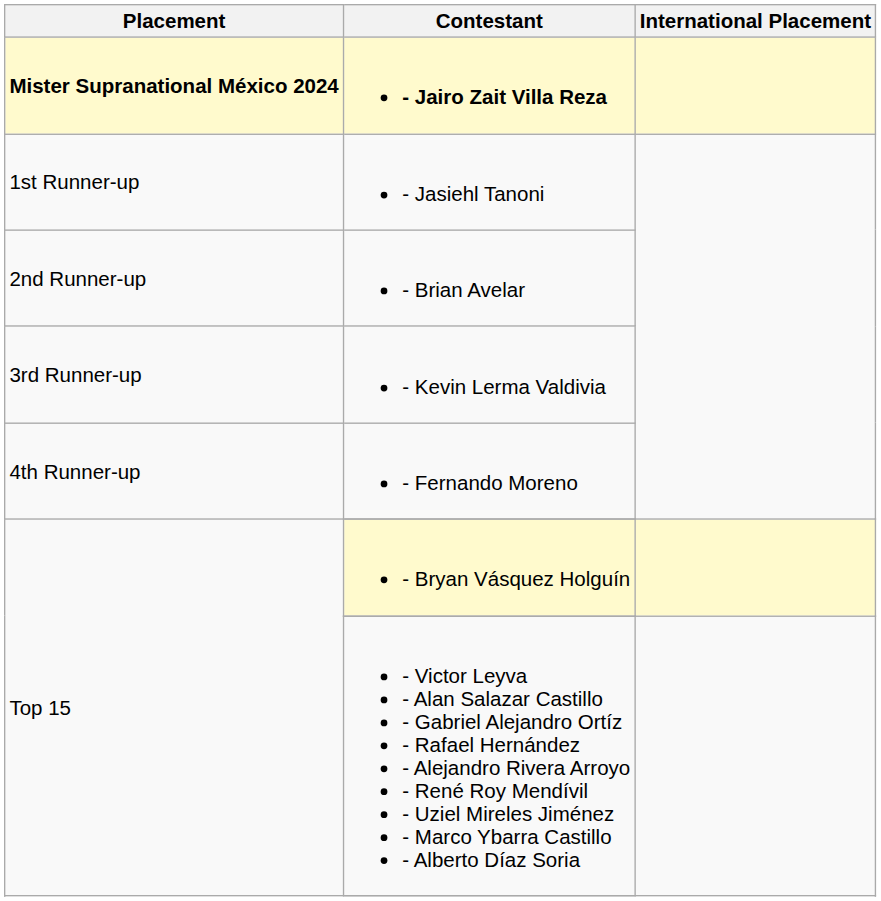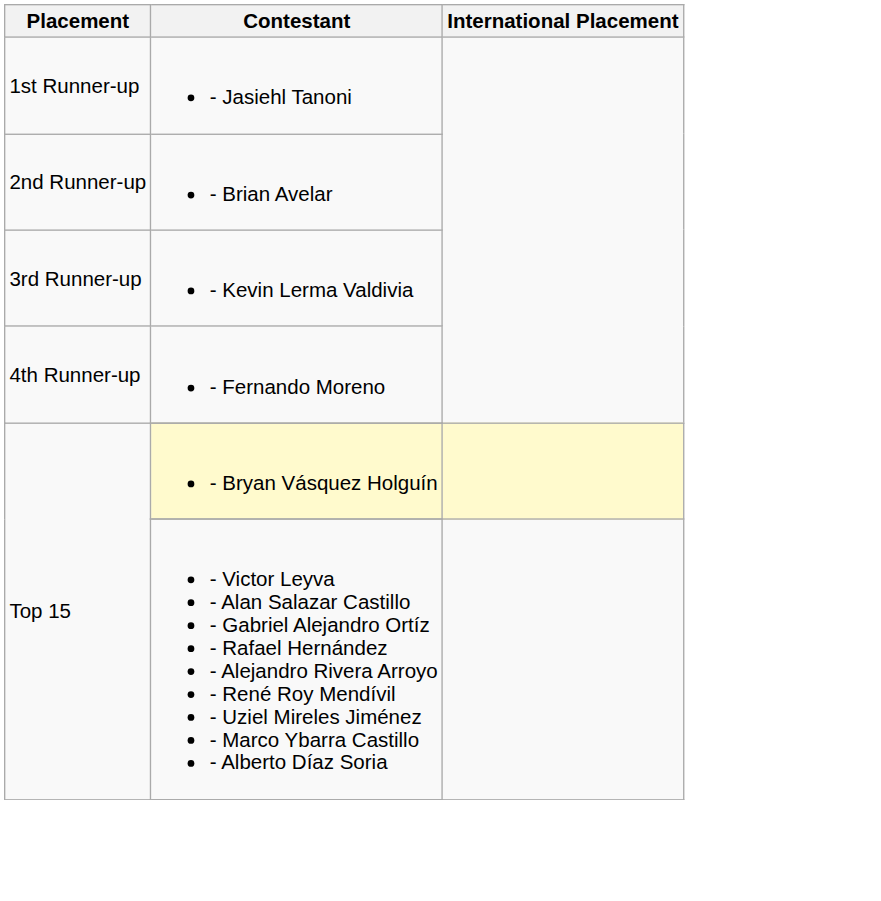- row: (174, 86)
